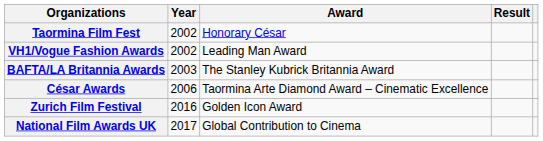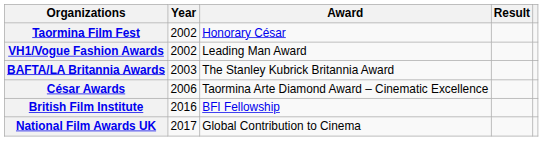+ row: (86, 107)
- row: (86, 107)
